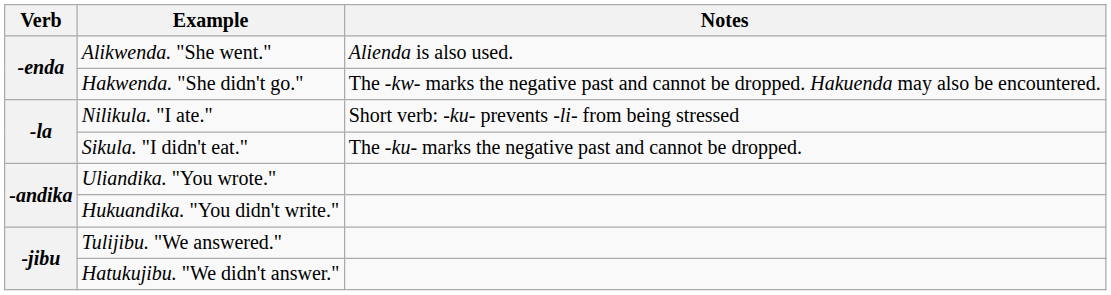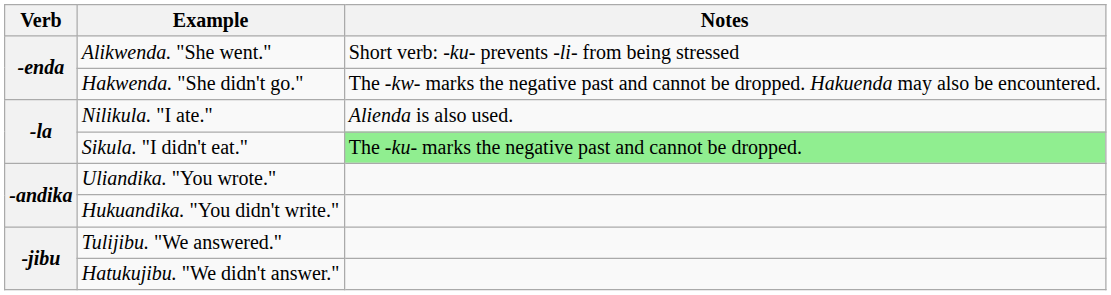(431, 52) Alienda is also used. -> (544, 52) Short verb: -ku- prevents -li- from being stressed
(544, 115) Short verb: -ku- prevents -li- from being stressed -> (431, 115) Alienda is also used.
(575, 147) no background -> (575, 147) lightgreen background
